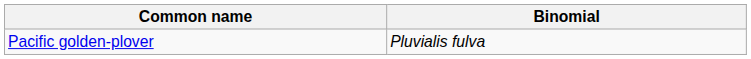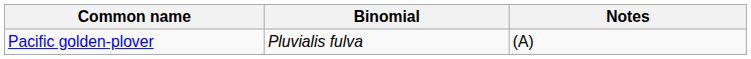+ column: (628, 16)
